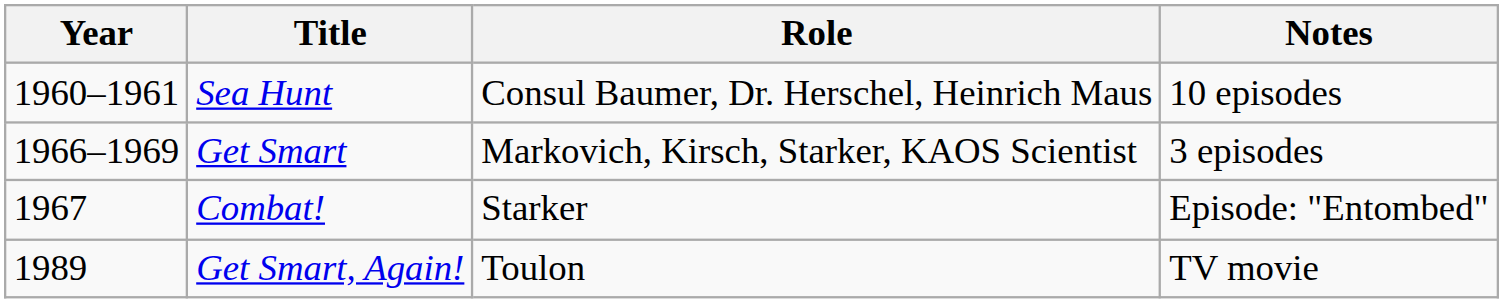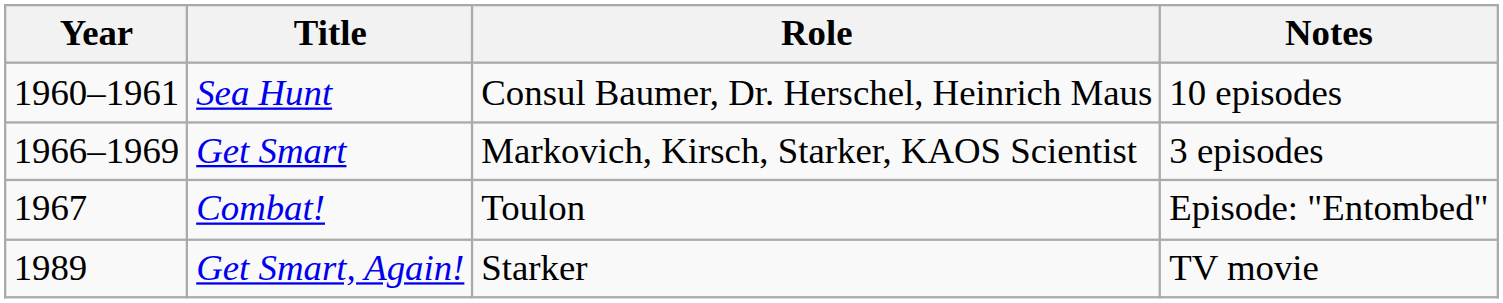(534, 208) Starker -> (533, 208) Toulon
(533, 267) Toulon -> (534, 267) Starker
